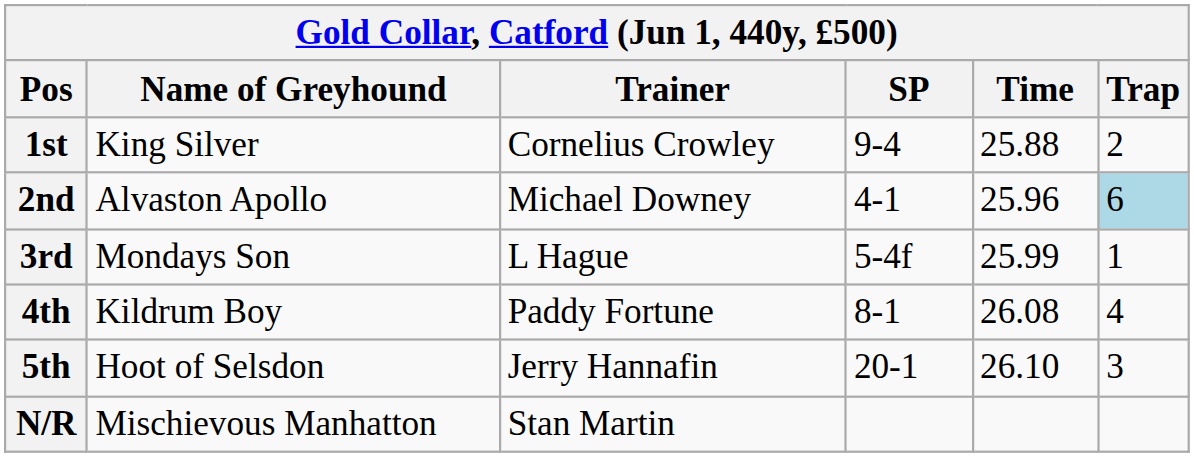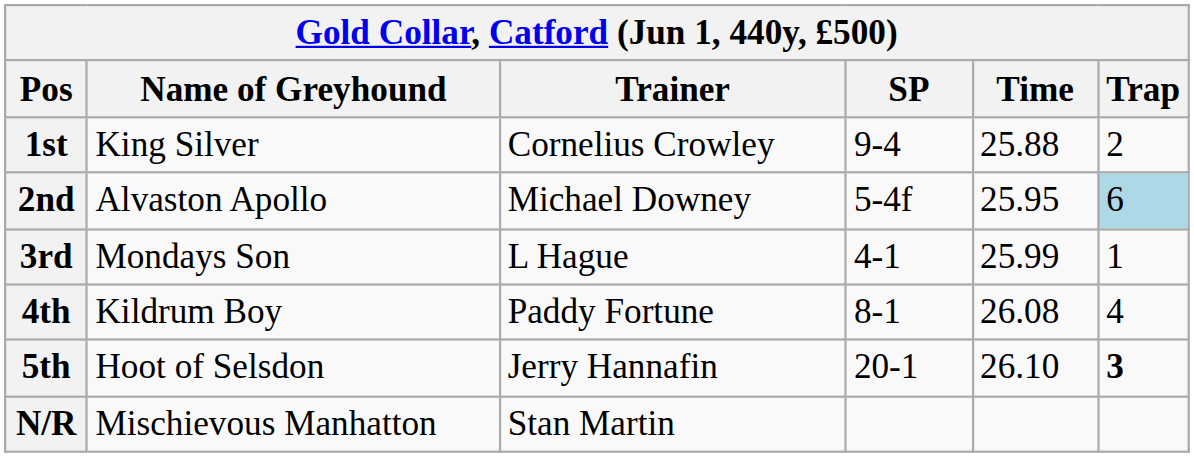(877, 199) 4-1 -> (883, 199) 5-4f
(1020, 199) 25.96 -> (1020, 199) 25.95
(883, 255) 5-4f -> (877, 255) 4-1
(1115, 367) normal -> (1115, 367) bold
